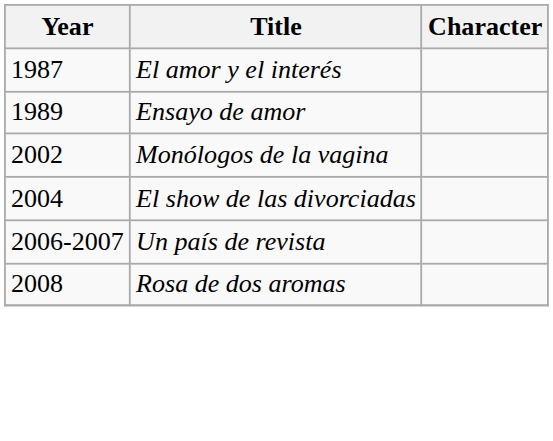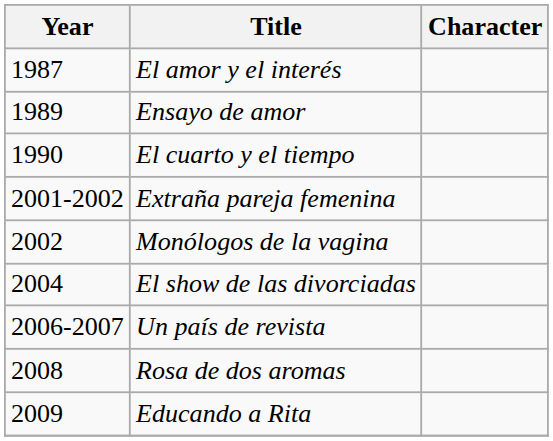+ row: (245, 155)
+ row: (266, 198)
+ row: (224, 413)
